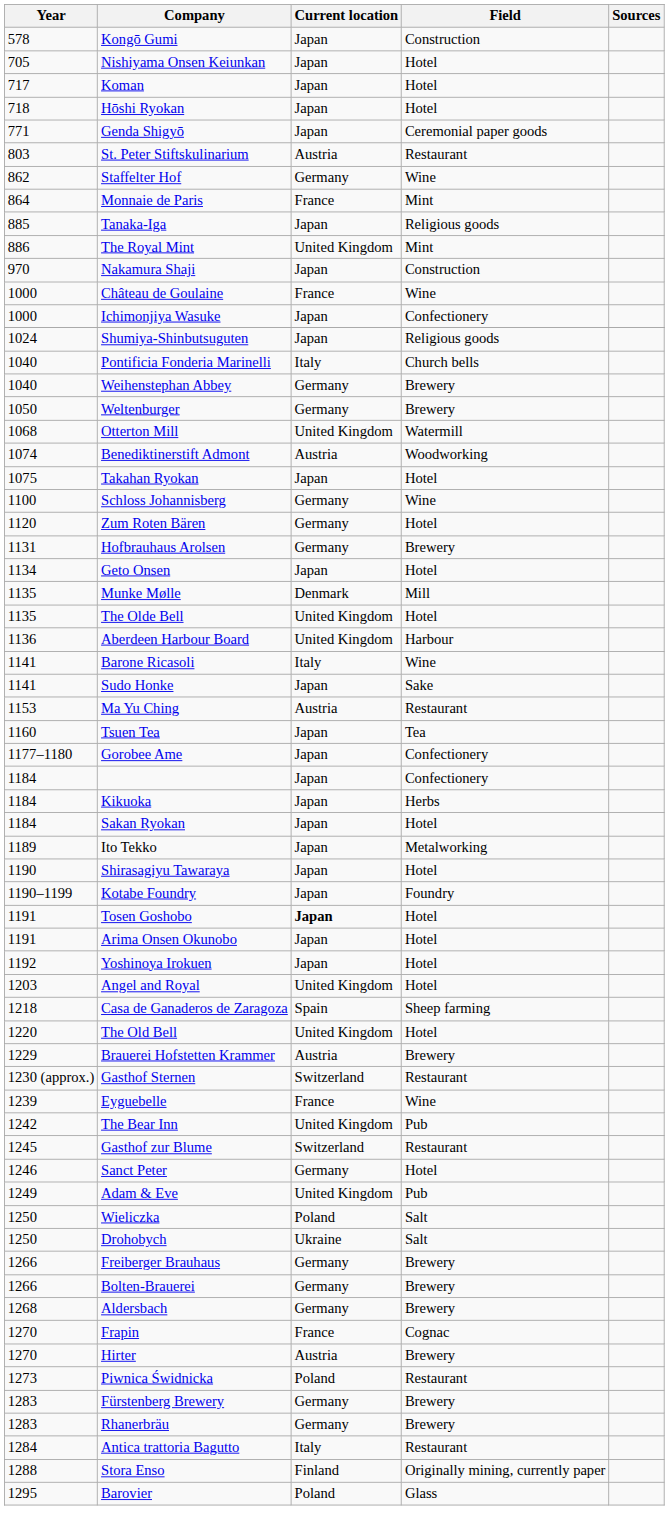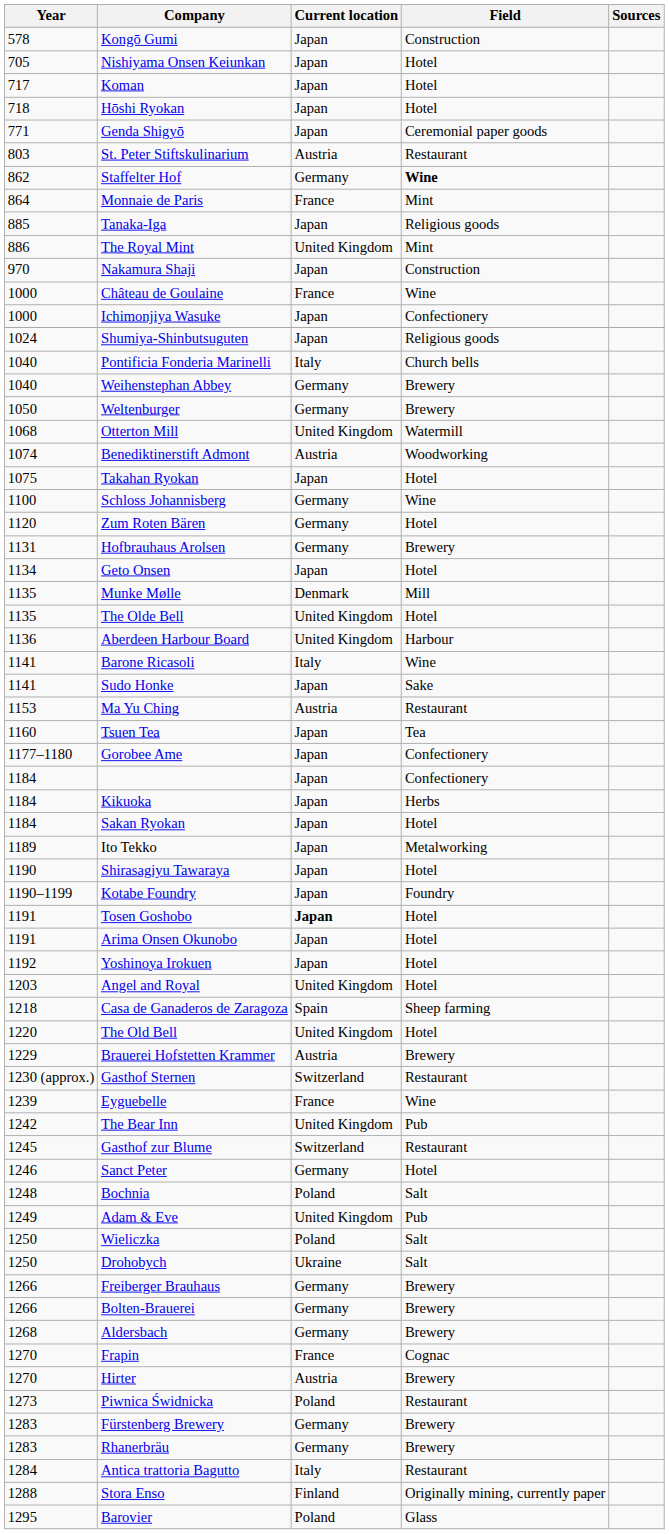(420, 177) normal -> (421, 177) bold
+ row: (22, 1193)
